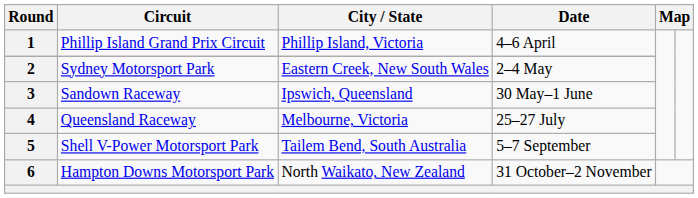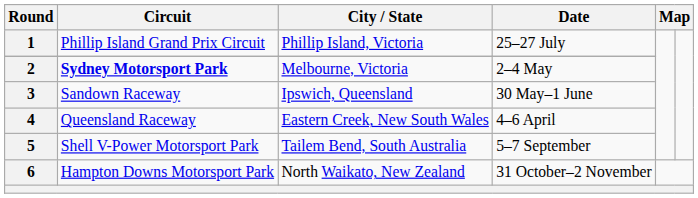(526, 42) 4–6 April -> (531, 42) 25–27 July
(138, 68) normal -> (144, 68) bold
(385, 68) Eastern Creek, New South Wales -> (345, 68) Melbourne, Victoria
(345, 120) Melbourne, Victoria -> (385, 120) Eastern Creek, New South Wales
(531, 120) 25–27 July -> (526, 120) 4–6 April
